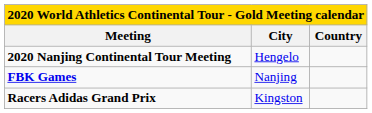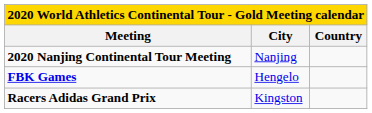(277, 56) Hengelo -> (276, 56) Nanjing
(276, 77) Nanjing -> (277, 77) Hengelo
